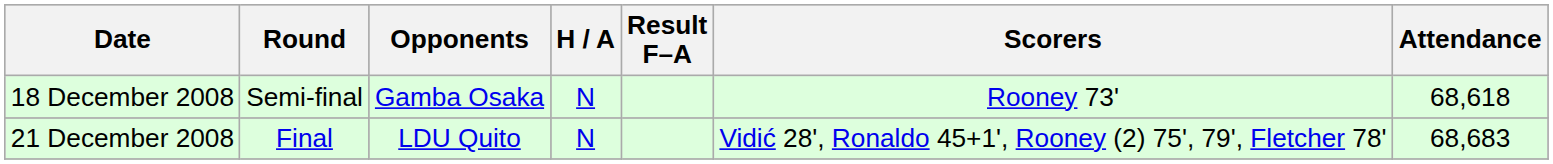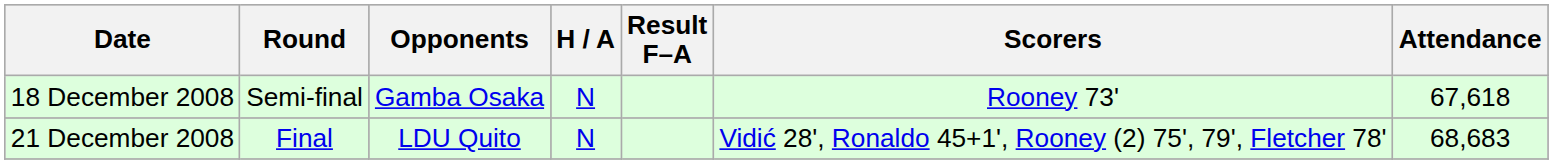(1470, 96) 68,618 -> (1470, 96) 67,618
